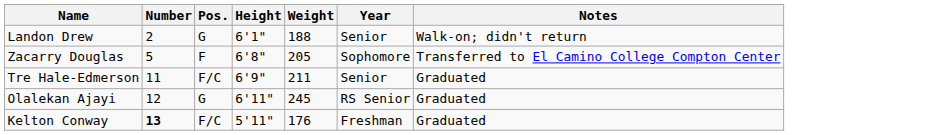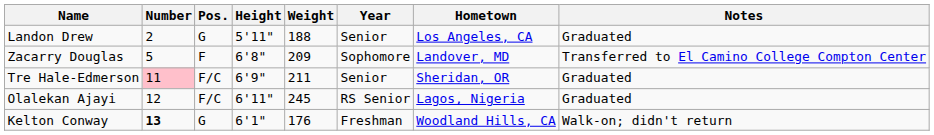+ column: (486, 15)
(251, 36) 6'1" -> (255, 36) 5'11"
(502, 36) Walk-on; didn't return -> (597, 36) Graduated
(299, 57) 205 -> (299, 57) 209
(153, 78) no background -> (153, 78) pink background
(202, 99) G -> (210, 99) F/C
(210, 120) F/C -> (202, 120) G
(255, 120) 5'11" -> (251, 120) 6'1"
(451, 120) Graduated -> (647, 120) Walk-on; didn't return
